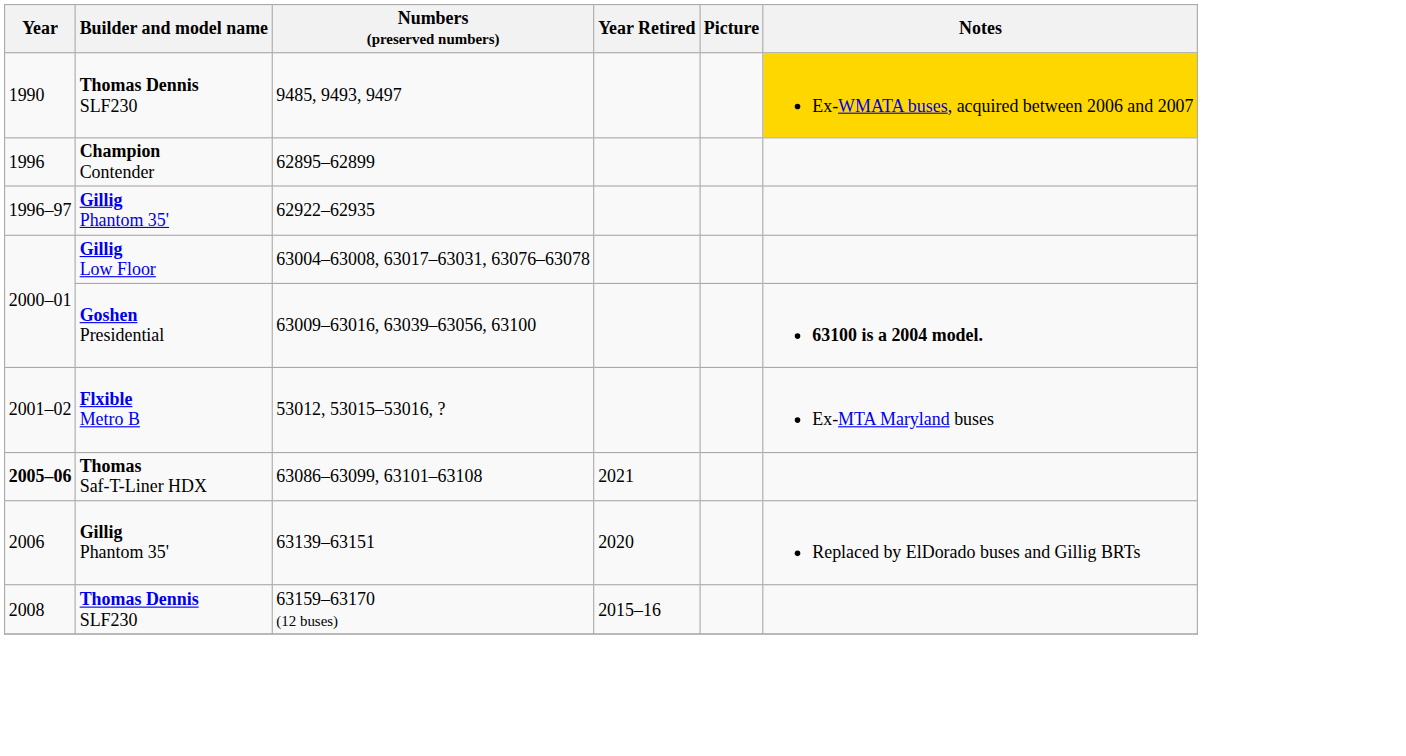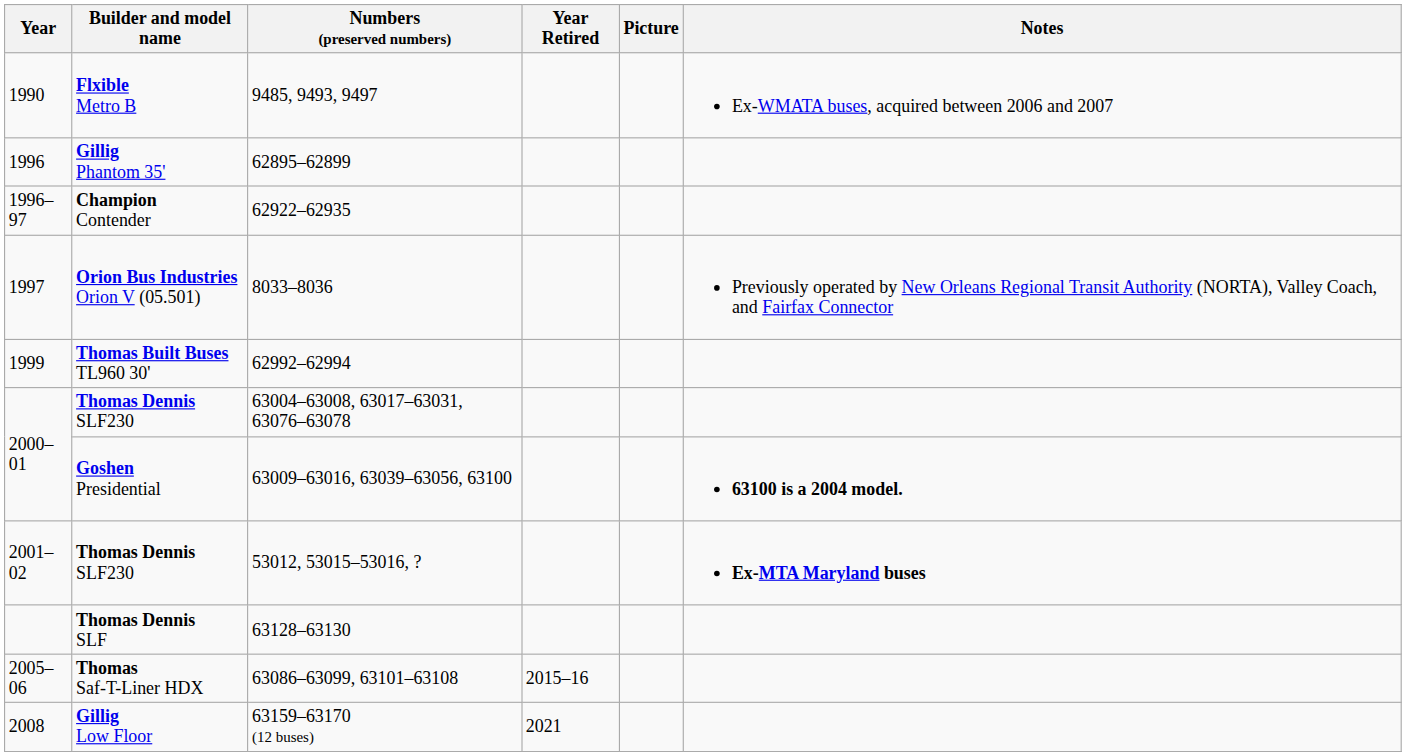(139, 95) Thomas Dennis SLF230 -> (106, 95) Flxible Metro B
(980, 105) gold background -> (1042, 105) no background
(120, 161) Champion Contender -> (121, 161) Gillig Phantom 35'
(124, 210) Gillig Phantom 35' -> (116, 210) Champion Contender
+ row: (292, 286)
+ row: (301, 363)
(118, 258) Gillig Low Floor -> (136, 412) Thomas Dennis SLF230
(110, 409) Flxible Metro B -> (136, 563) Thomas Dennis SLF230
(980, 420) normal -> (1042, 573) bold
+ row: (301, 629)
(40, 476) bold -> (31, 678) normal
(616, 476) 2021 -> (557, 678) 2015–16
- row: (326, 542)
(139, 609) Thomas Dennis SLF230 -> (114, 726) Gillig Low Floor
(630, 609) 2015–16 -> (544, 726) 2021
